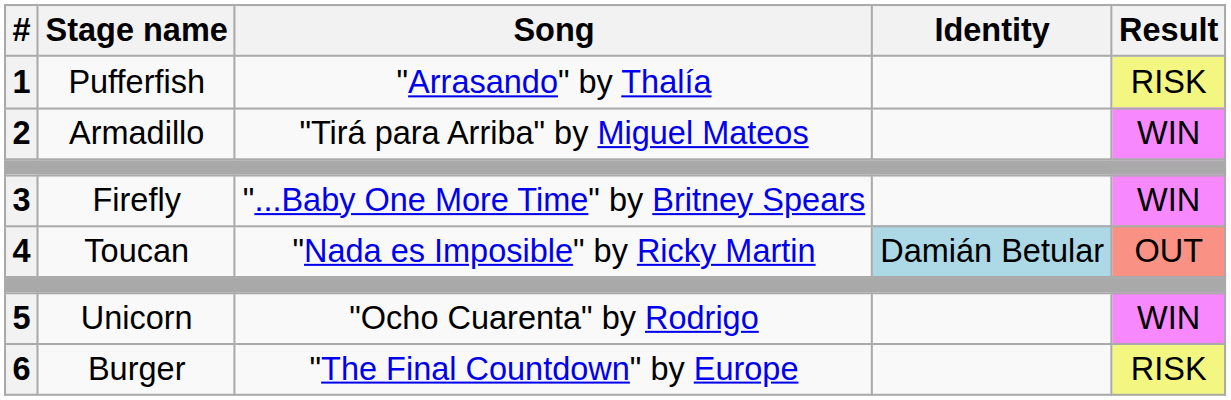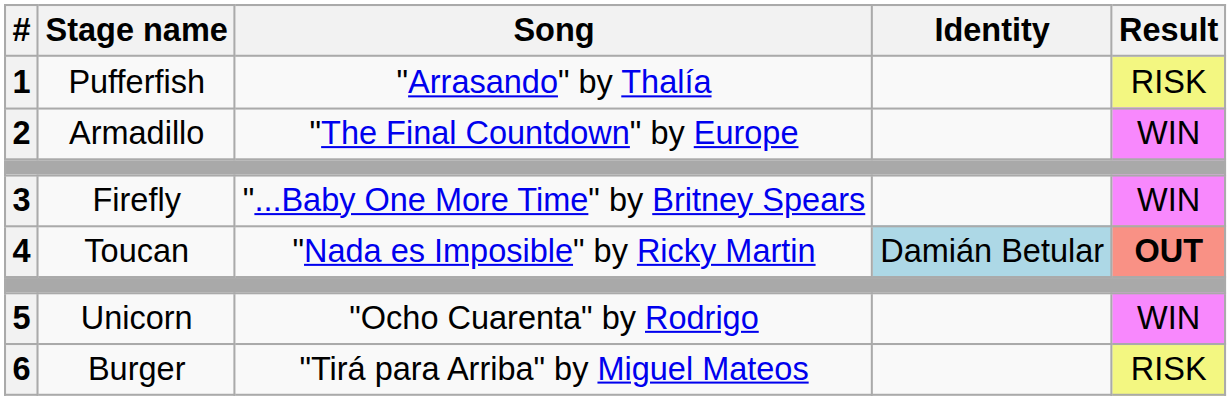(554, 133) "Tirá para Arriba" by Miguel Mateos -> (554, 133) "The Final Countdown" by Europe
(1169, 251) normal -> (1169, 251) bold
(554, 369) "The Final Countdown" by Europe -> (554, 369) "Tirá para Arriba" by Miguel Mateos
